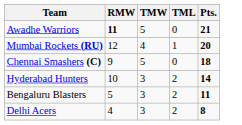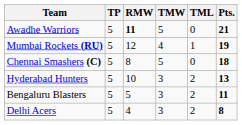+ column: (114, 12)
(206, 45) 20 -> (224, 45) 19
(110, 62) 9 -> (128, 62) 8
(206, 78) 14 -> (224, 78) 13
